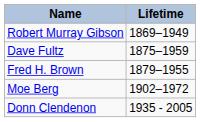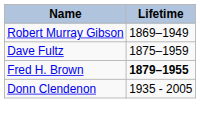(159, 70) normal -> (159, 70) bold
- row: (33, 89)
